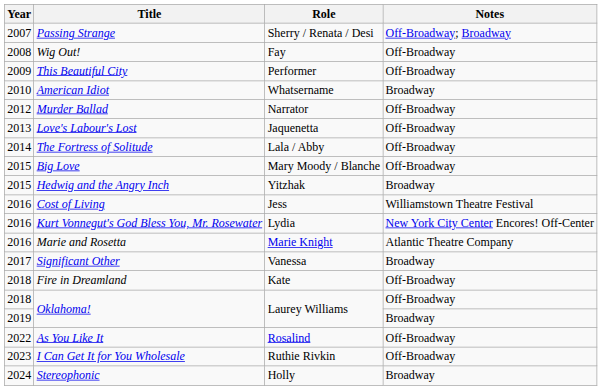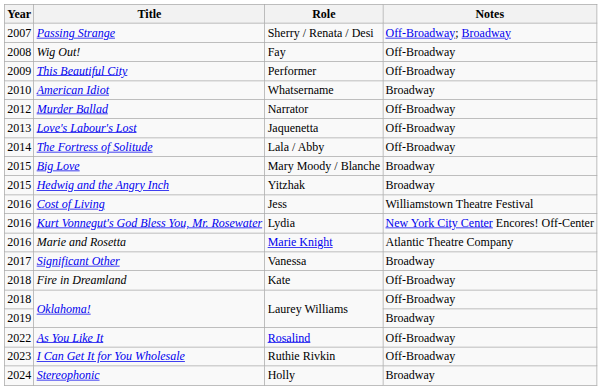(420, 166) Off-Broadway -> (410, 166) Broadway
